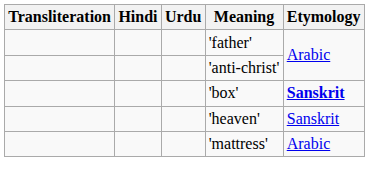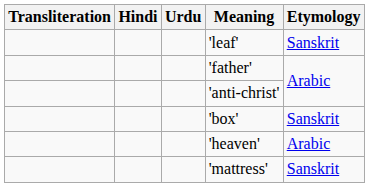+ row: (224, 42)
(316, 93) bold -> (313, 118) normal
(313, 118) Sanskrit -> (308, 144) Arabic
(308, 144) Arabic -> (313, 169) Sanskrit
